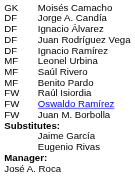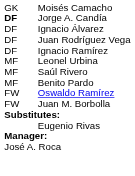(11, 18) normal -> (11, 18) bold
- row: (65, 93)
- row: (66, 136)
